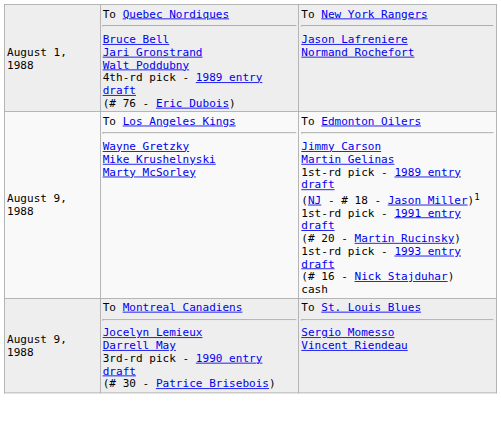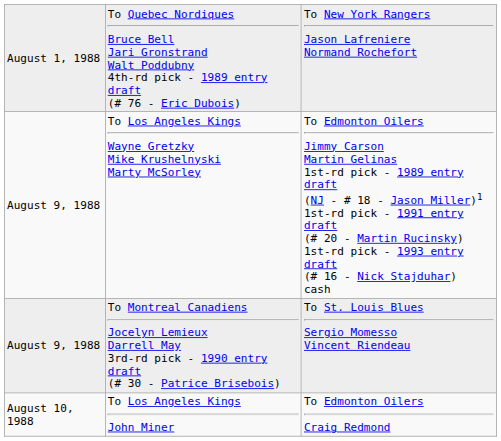+ row: (203, 415)
